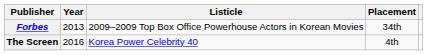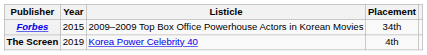(73, 27) 2013 -> (73, 27) 2015
(73, 42) 2016 -> (73, 42) 2019
